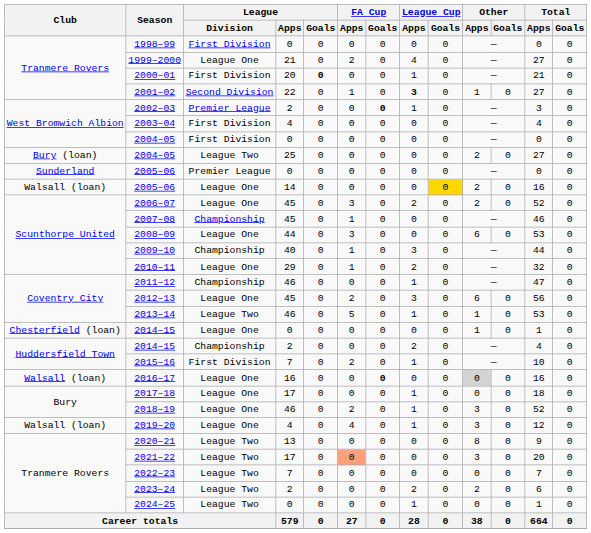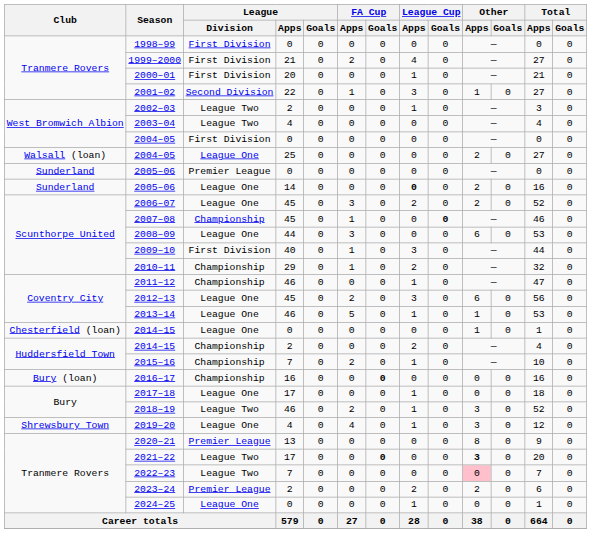(230, 60) League One -> (230, 60) First Division
(321, 76) bold -> (321, 76) normal
(414, 92) bold -> (414, 92) normal
(230, 108) Premier League -> (230, 108) League Two
(383, 108) bold -> (383, 108) normal
(230, 124) First Division -> (230, 124) League Two
(65, 155) Bury (loan) -> (65, 155) Walsall (loan)
(230, 155) League Two -> (230, 155) League One
(65, 187) Walsall (loan) -> (65, 187) Sunderland
(414, 187) normal -> (414, 187) bold
(446, 187) gold background -> (446, 187) no background
(446, 219) normal -> (446, 219) bold
(230, 251) Championship -> (230, 251) First Division
(230, 267) League One -> (230, 267) Championship
(230, 314) League Two -> (230, 314) League One
(230, 362) First Division -> (230, 362) Championship
(65, 378) Walsall (loan) -> (65, 378) Bury (loan)
(230, 378) League One -> (230, 378) Championship
(477, 378) lightgrey background -> (477, 378) no background
(230, 410) League One -> (230, 410) League Two
(65, 425) Walsall (loan) -> (65, 425) Shrewsbury Town
(230, 441) League Two -> (230, 441) Premier League
(352, 457) lightsalmon background -> (352, 457) no background
(383, 457) normal -> (383, 457) bold
(477, 457) normal -> (477, 457) bold
(477, 473) no background -> (477, 473) pink background
(230, 489) League Two -> (230, 489) Premier League
(230, 505) League Two -> (230, 505) League One
